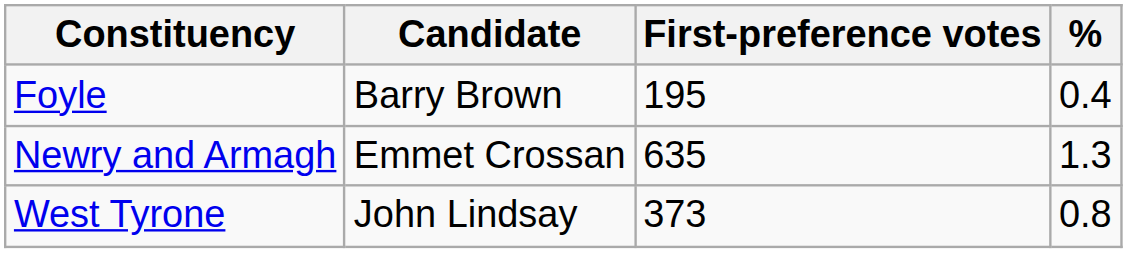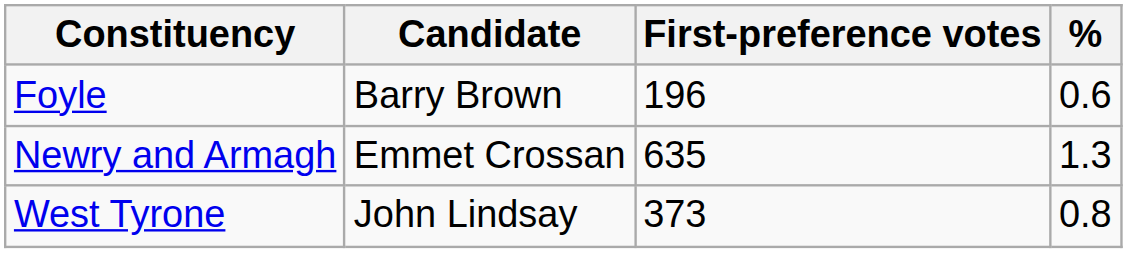(675, 94) 195 -> (675, 94) 196
(1085, 94) 0.4 -> (1085, 94) 0.6
